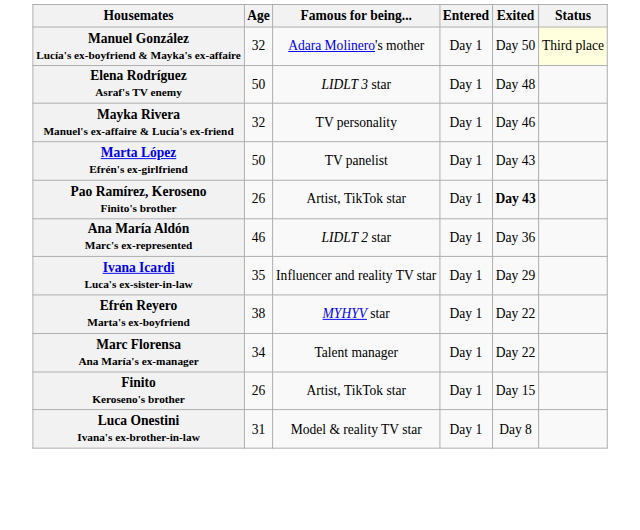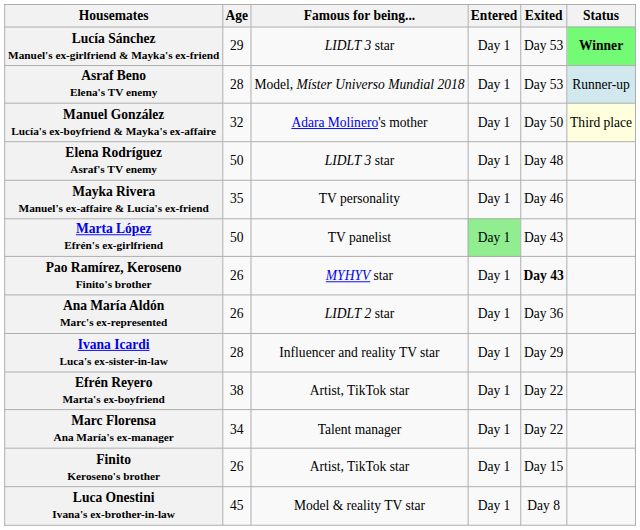+ row: (114, 45)
+ row: (114, 84)
(259, 122) 32 -> (237, 199) 35
(466, 160) no background -> (494, 237) lightgreen background
(356, 199) Artist, TikTok star -> (359, 275) MYHYV star
(259, 237) 46 -> (237, 314) 26
(259, 275) 35 -> (237, 352) 28
(356, 314) MYHYV star -> (359, 390) Artist, TikTok star
(259, 429) 31 -> (237, 505) 45
